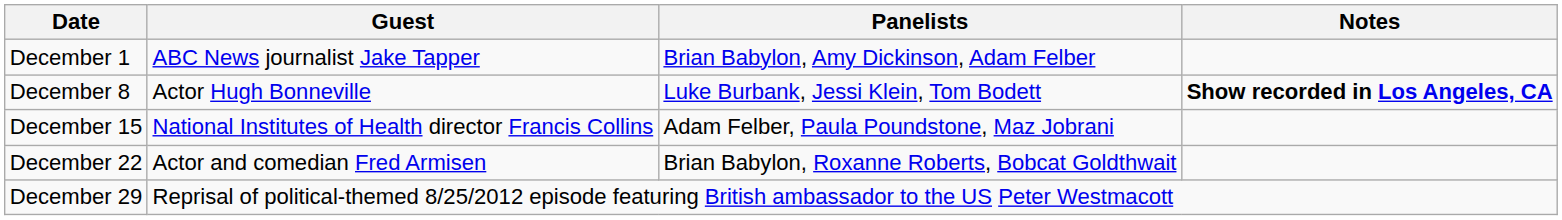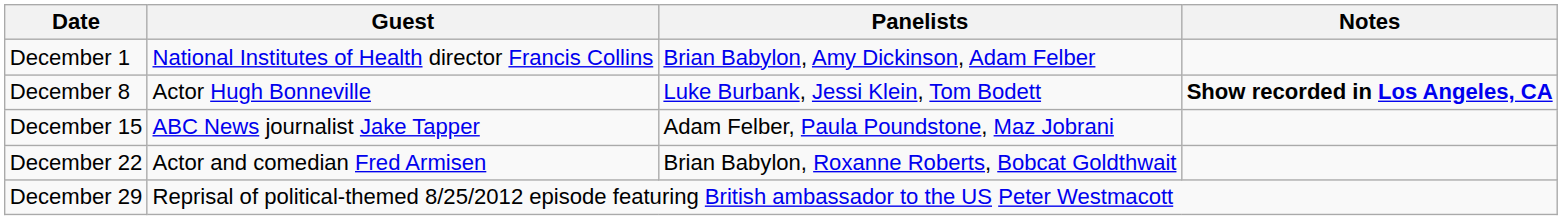(316, 57) ABC News journalist Jake Tapper -> (403, 57) National Institutes of Health director Francis Collins
(403, 127) National Institutes of Health director Francis Collins -> (316, 127) ABC News journalist Jake Tapper
